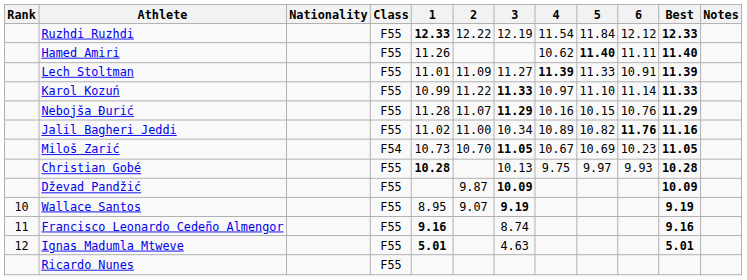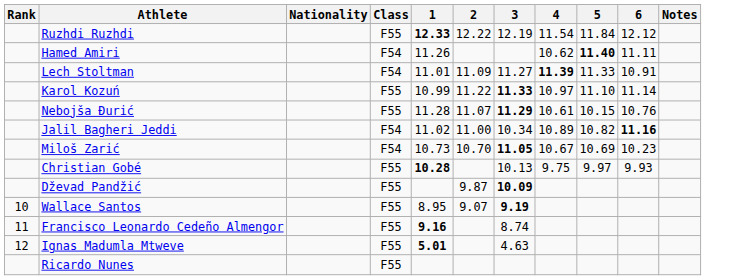- column: (680, 14)
(391, 53) F55 -> (391, 53) F54
(391, 72) F55 -> (391, 72) F54
(556, 110) 10.16 -> (556, 110) 10.61
(391, 130) F55 -> (391, 130) F54
(638, 130) 11.76 -> (638, 130) 11.16
